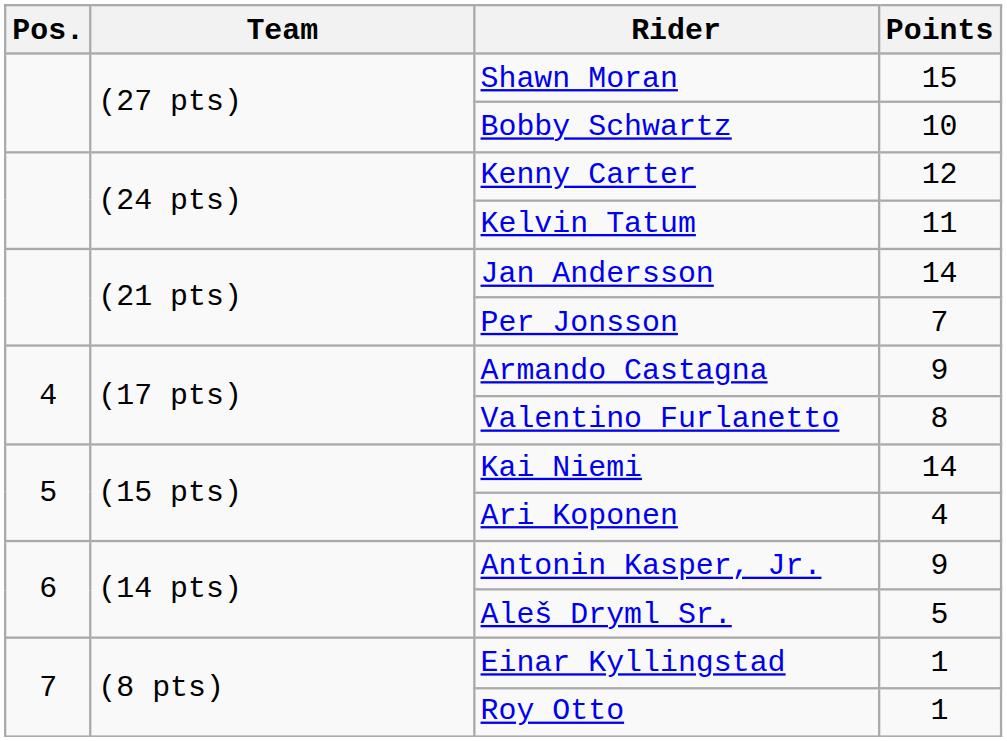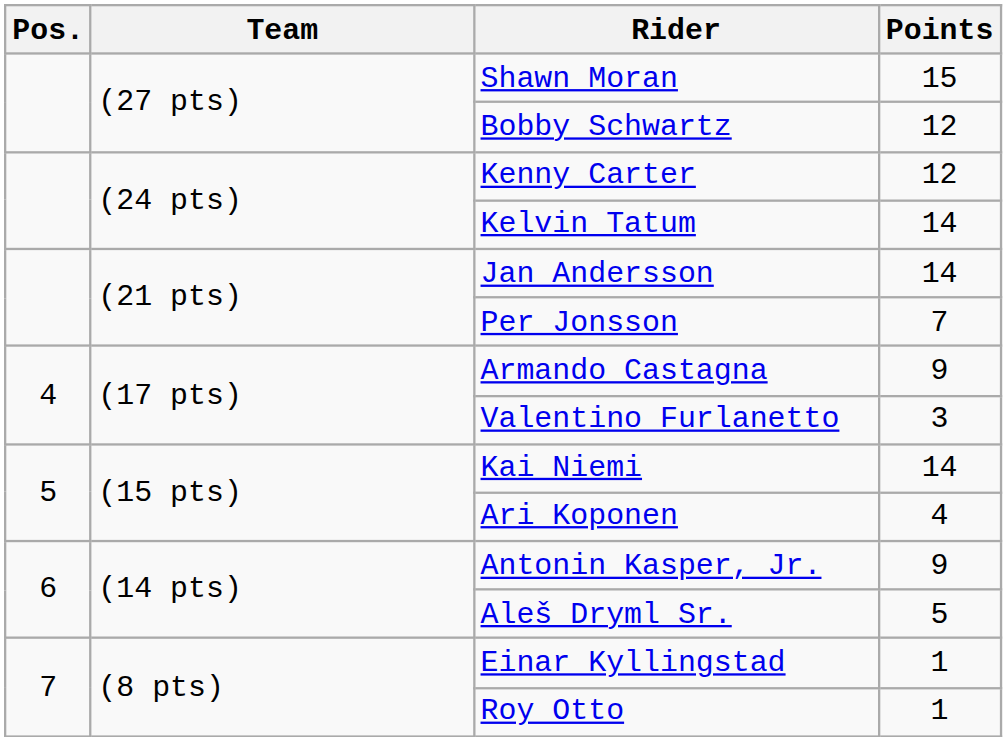(940, 127) 10 -> (940, 127) 12
(940, 224) 11 -> (940, 224) 14
(940, 419) 8 -> (940, 419) 3
